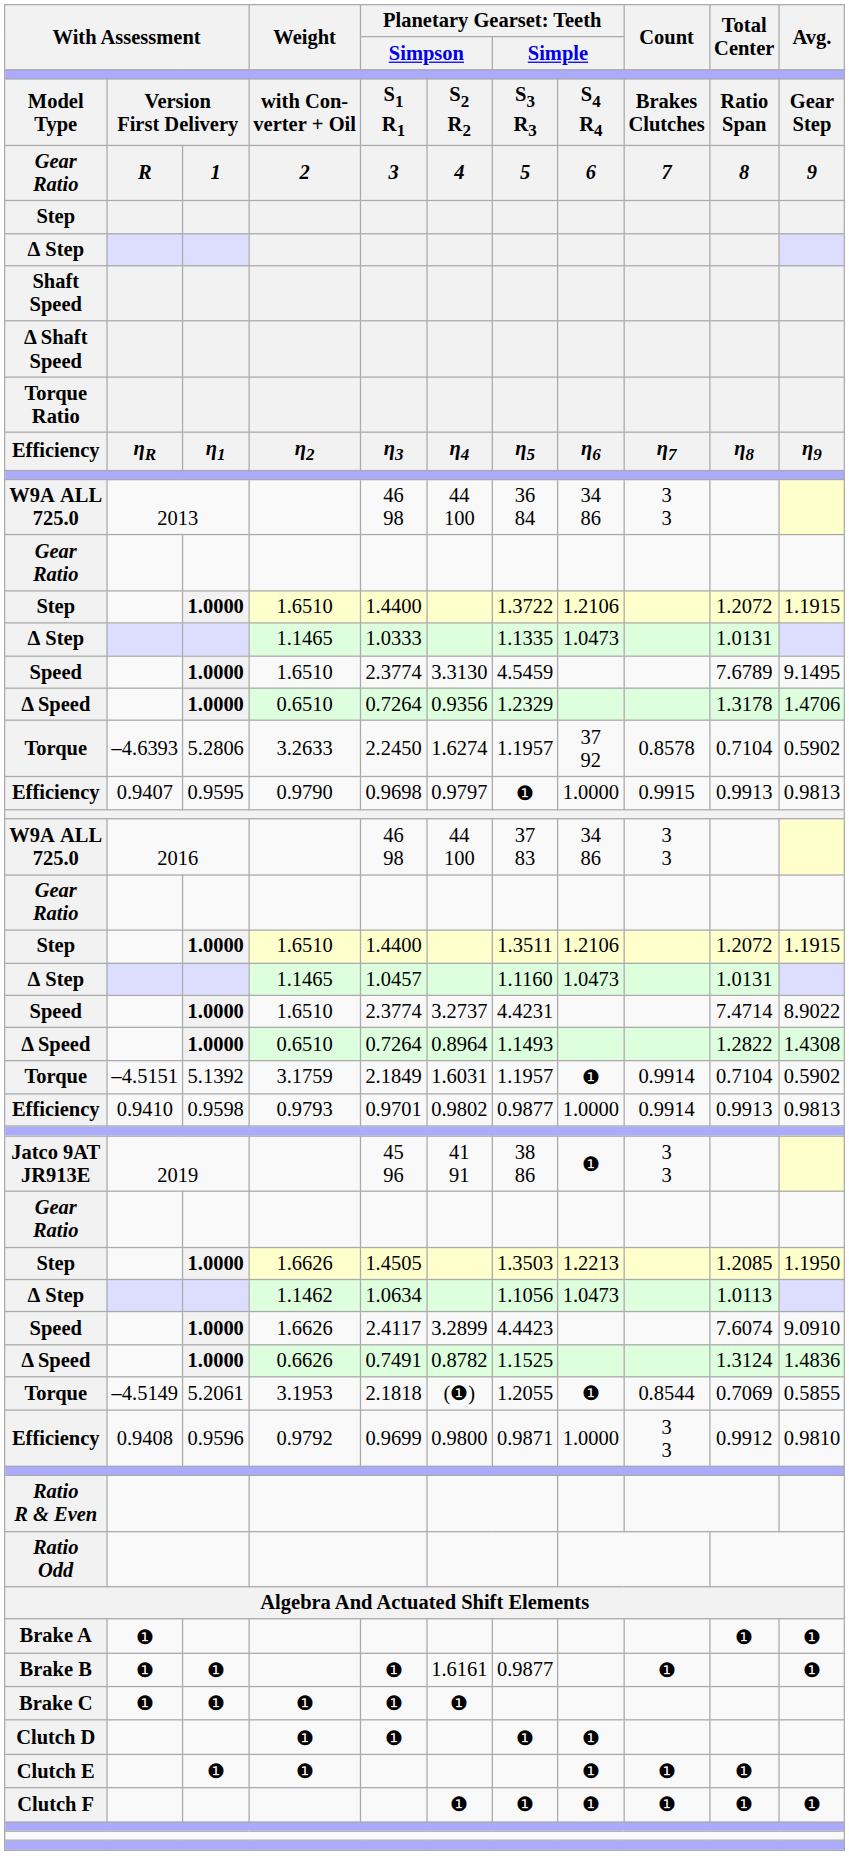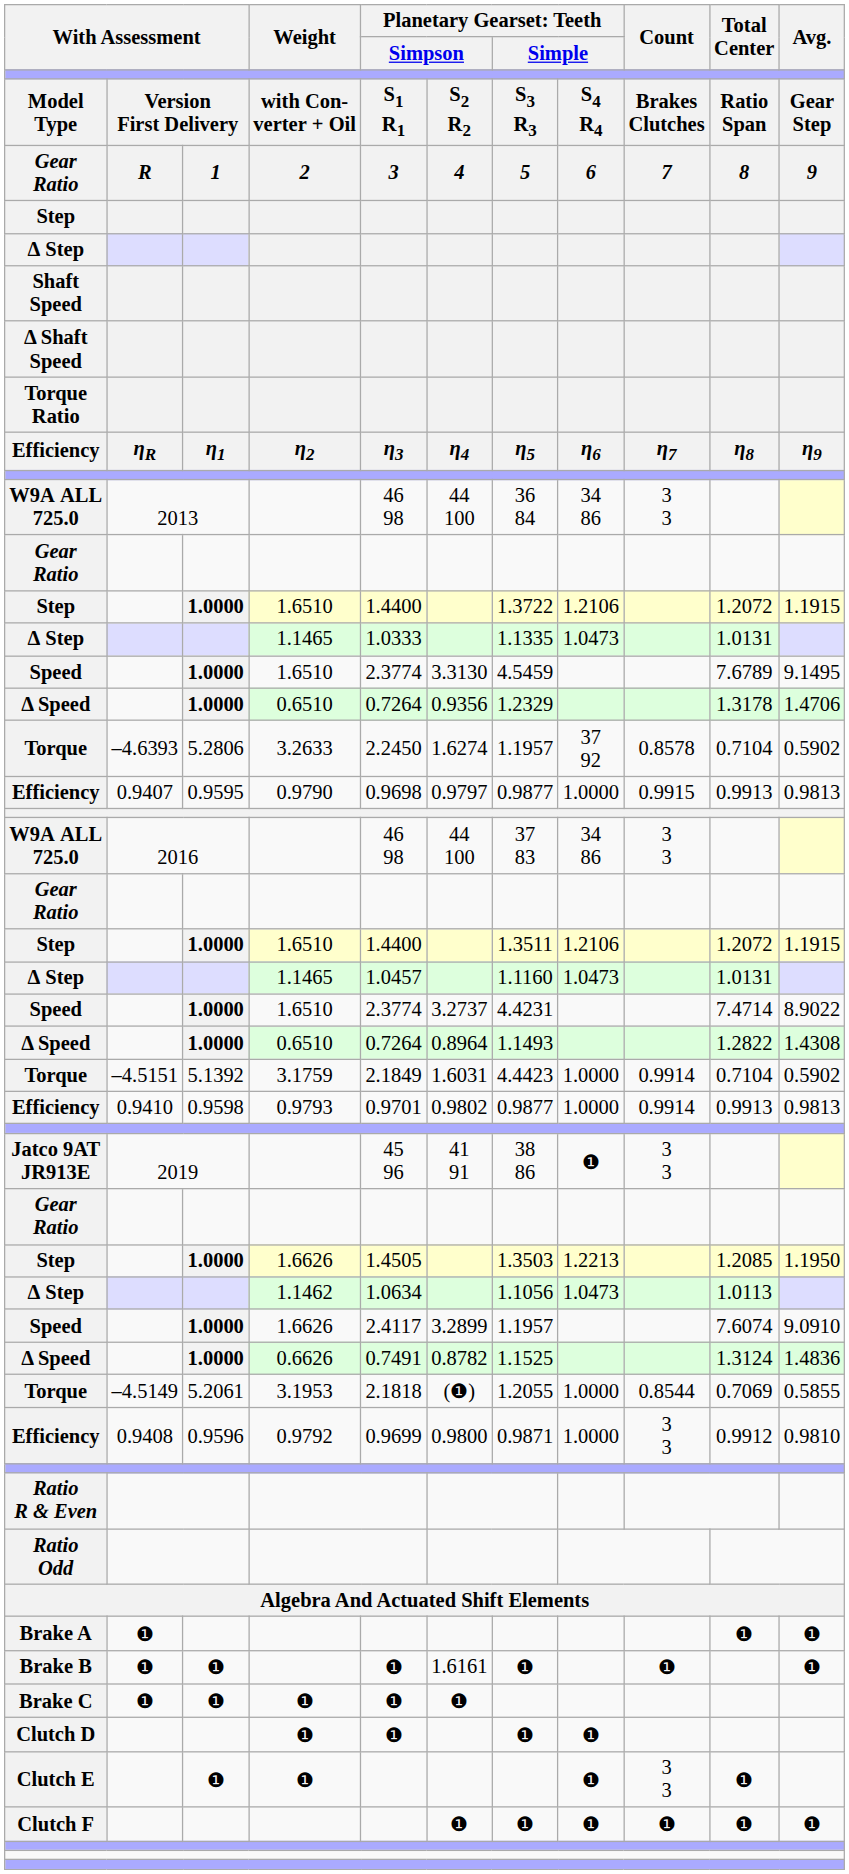(525, 793) ❶ -> (525, 792) 0.9877
(525, 1076) 1.1957 -> (525, 1075) 4.4423
(591, 1077) ❶ -> (591, 1075) 1.0000
(525, 1328) 4.4423 -> (525, 1325) 1.1957
(591, 1394) ❶ -> (591, 1391) 1.0000
(525, 1669) 0.9877 -> (525, 1667) ❶
(667, 1771) ❶ -> (667, 1779) 3 3
